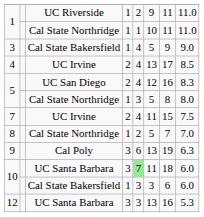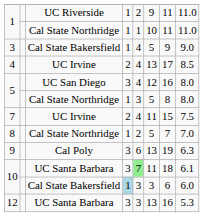(128, 82) 2 -> (128, 82) 3
(187, 82) 8.3 -> (187, 82) 8.0
(187, 168) 6.0 -> (187, 168) 6.1
(128, 185) no background -> (128, 185) lightblue background
